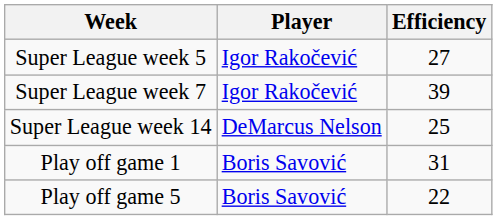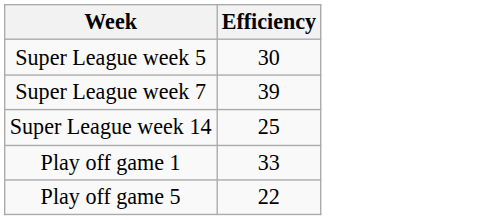- column: (302, 22)
(439, 57) 27 -> (269, 57) 30
(439, 162) 31 -> (269, 162) 33
